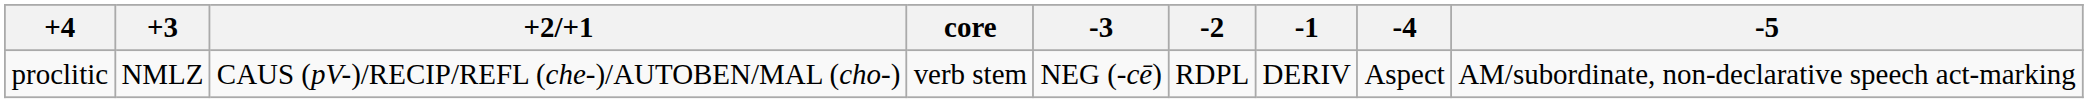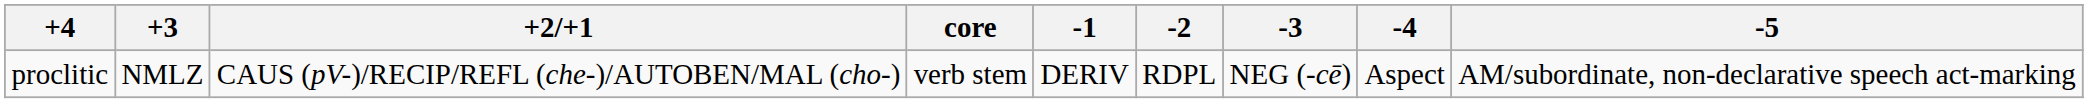columns swapped: (1307, 27) <-> (1101, 27)
